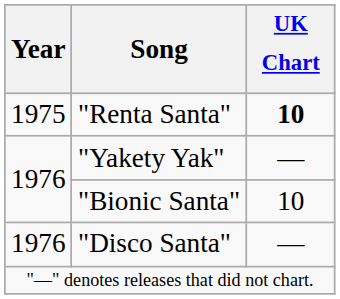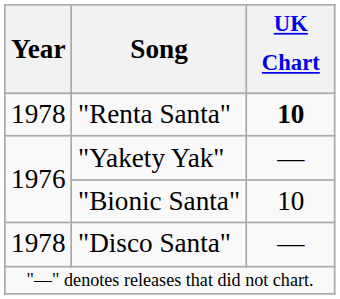(38, 114) 1975 -> (38, 114) 1978
(38, 243) 1976 -> (38, 243) 1978
